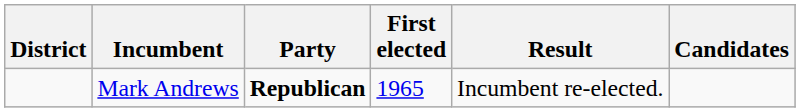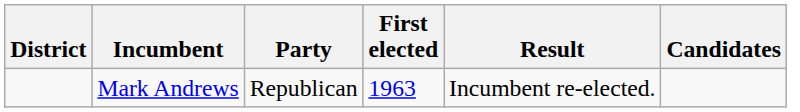(308, 87) bold -> (304, 87) normal
(400, 87) 1965 -> (392, 87) 1963
